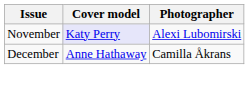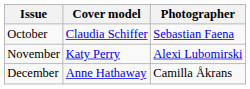+ row: (27, 34)
(93, 34) lavender background -> (93, 53) no background
